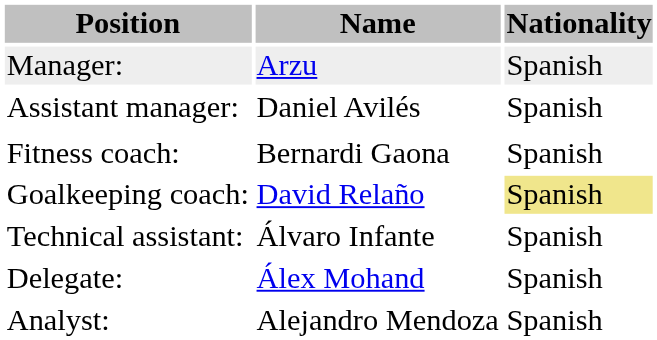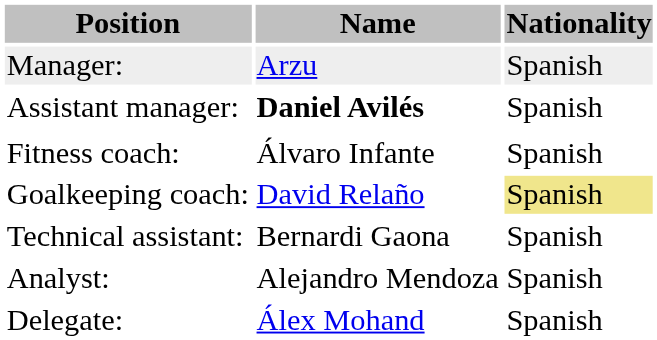(339, 106) normal -> (340, 106) bold
(353, 152) Bernardi Gaona -> (346, 152) Álvaro Infante
(346, 236) Álvaro Infante -> (353, 236) Bernardi Gaona
rows swapped: (58, 319) <-> (65, 277)
